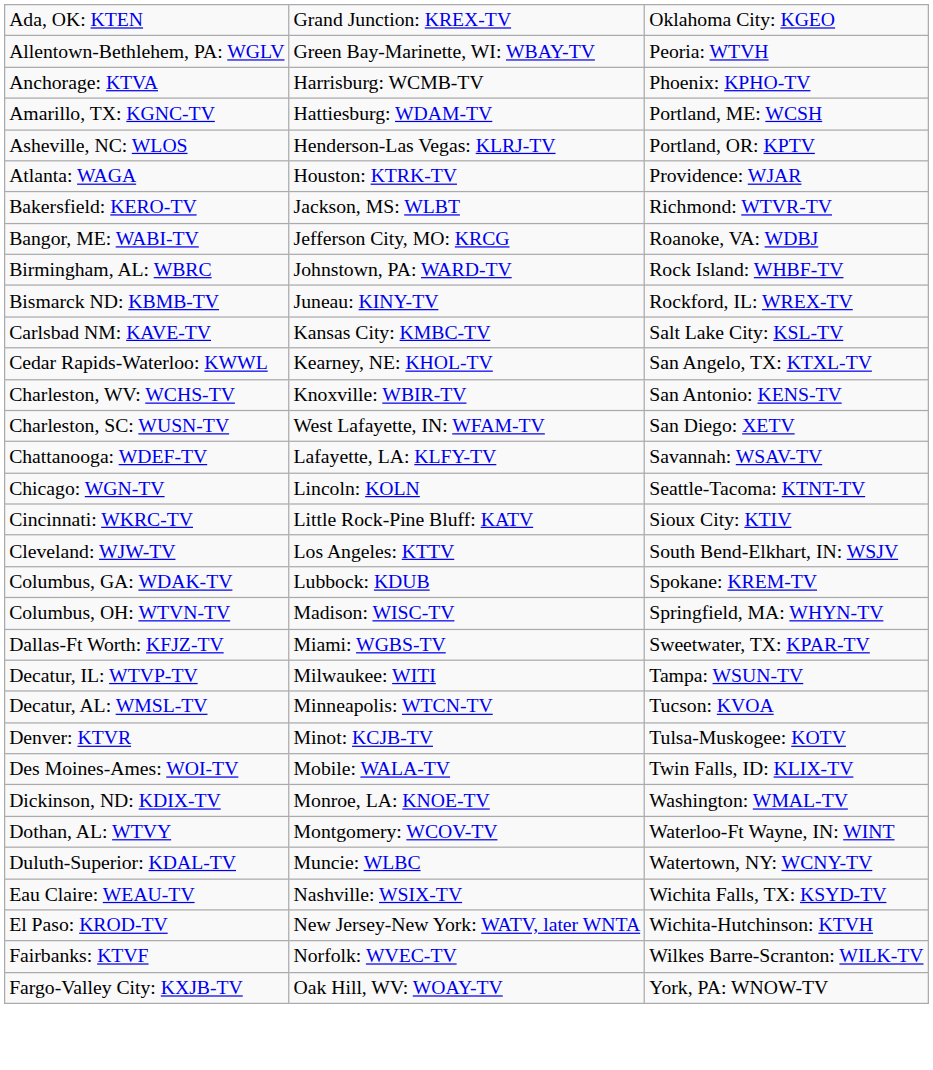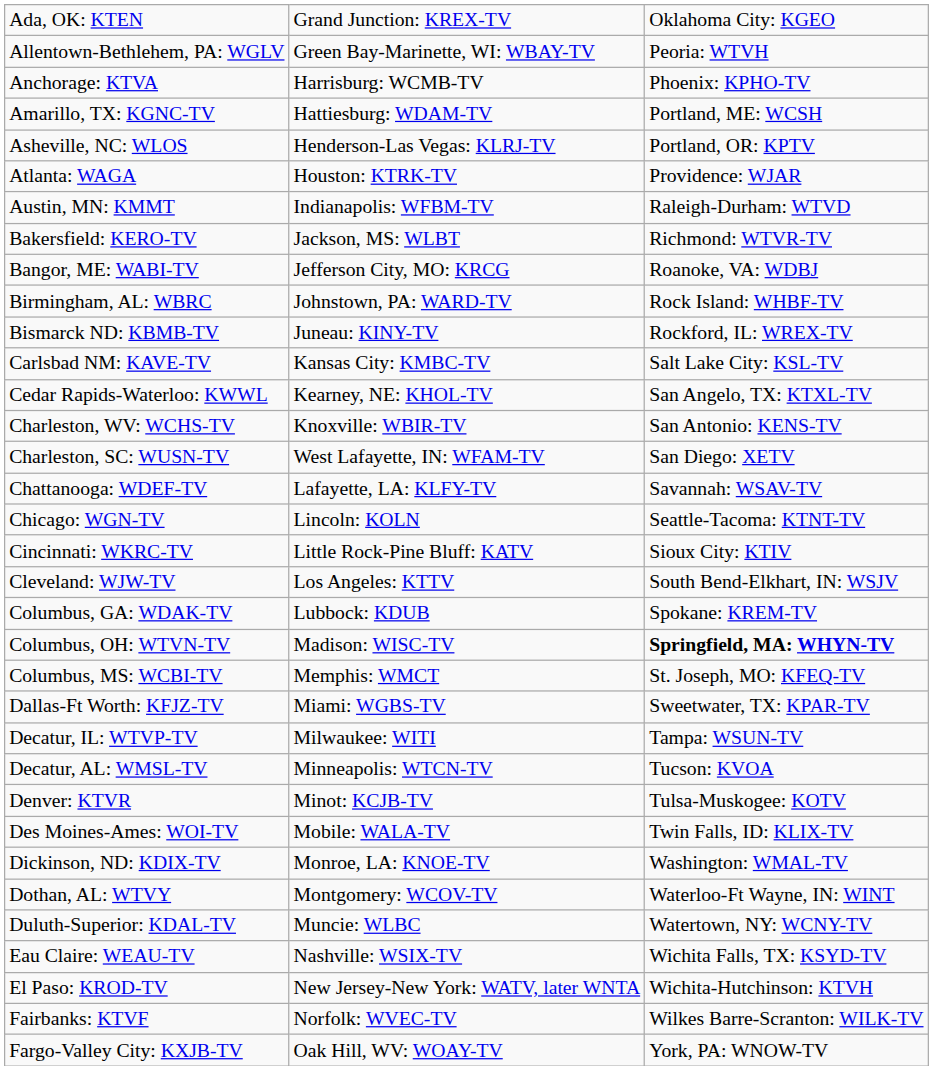+ row: (92, 207)
(766, 613) normal -> (772, 644) bold
+ row: (116, 675)
